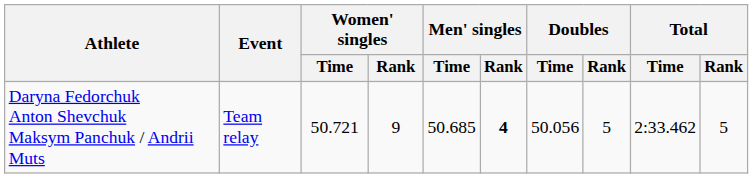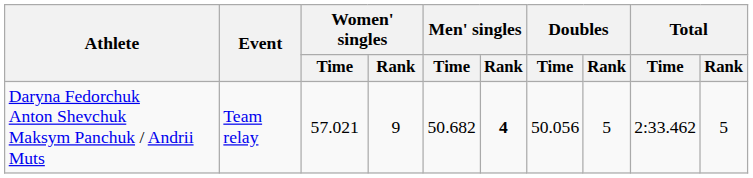(335, 127) 50.721 -> (335, 127) 57.021
(452, 127) 50.685 -> (452, 127) 50.682
